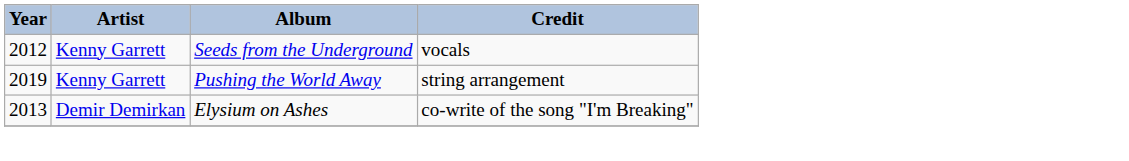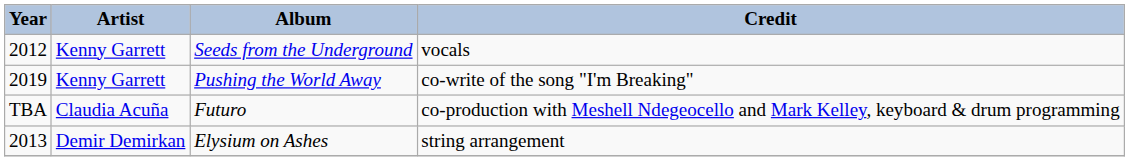(493, 79) string arrangement -> (557, 79) co-write of the song "I'm Breaking"
+ row: (220, 110)
(557, 110) co-write of the song "I'm Breaking" -> (493, 140) string arrangement
